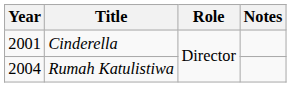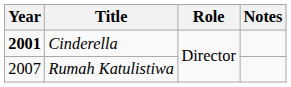(25, 43) normal -> (25, 43) bold
(25, 69) 2004 -> (25, 69) 2007
